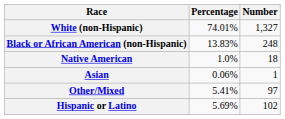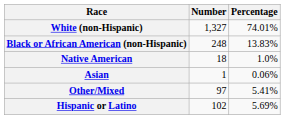columns swapped: (260, 12) <-> (215, 12)
